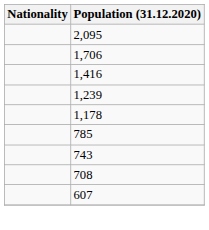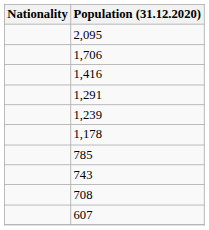+ row: (88, 94)
